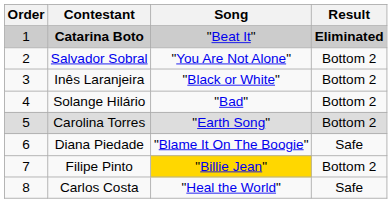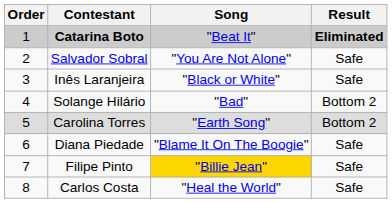(349, 58) Bottom 2 -> (349, 58) Safe
(349, 79) Bottom 2 -> (349, 79) Safe
(349, 166) Bottom 2 -> (349, 166) Safe
